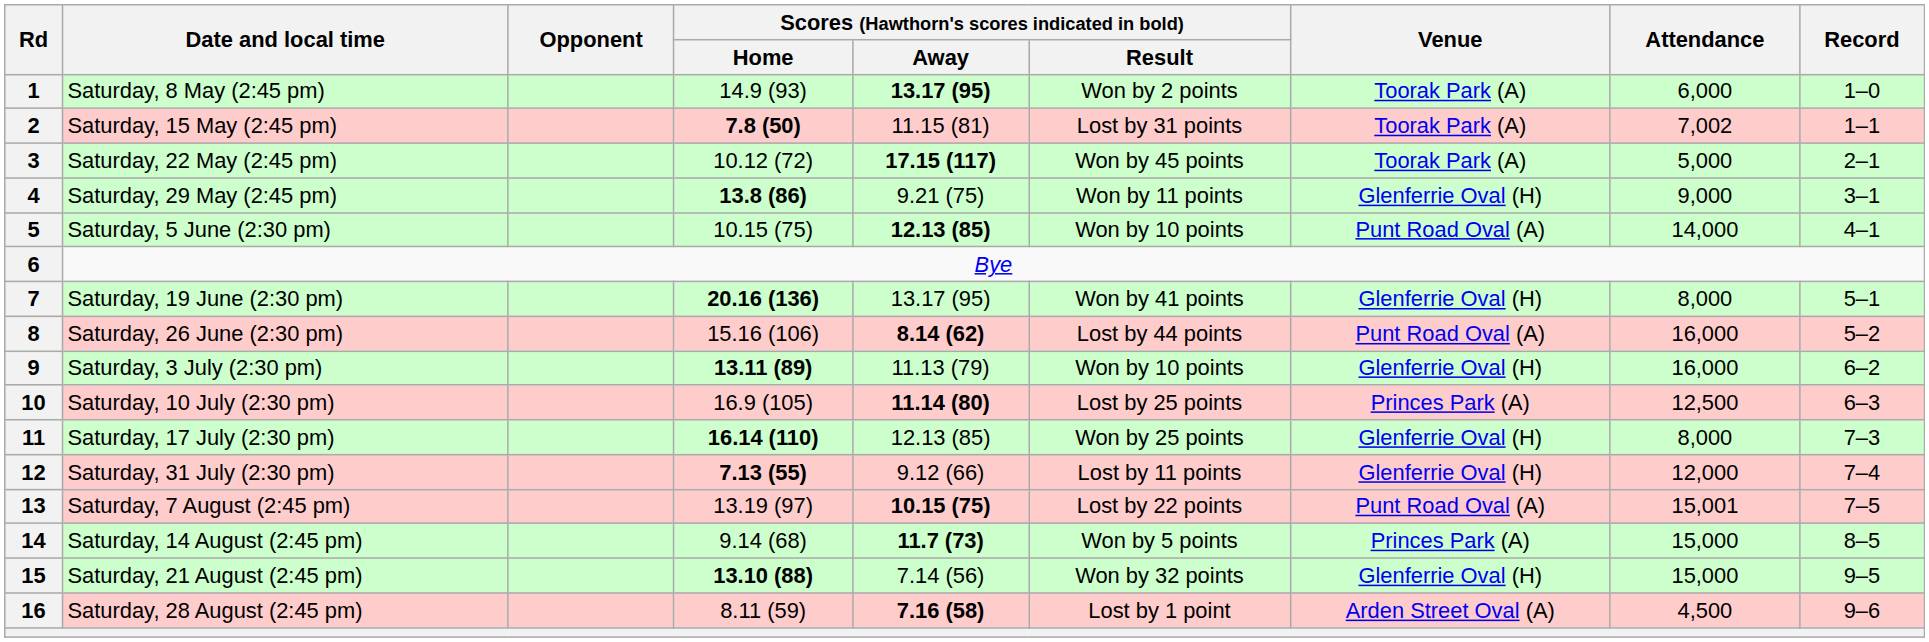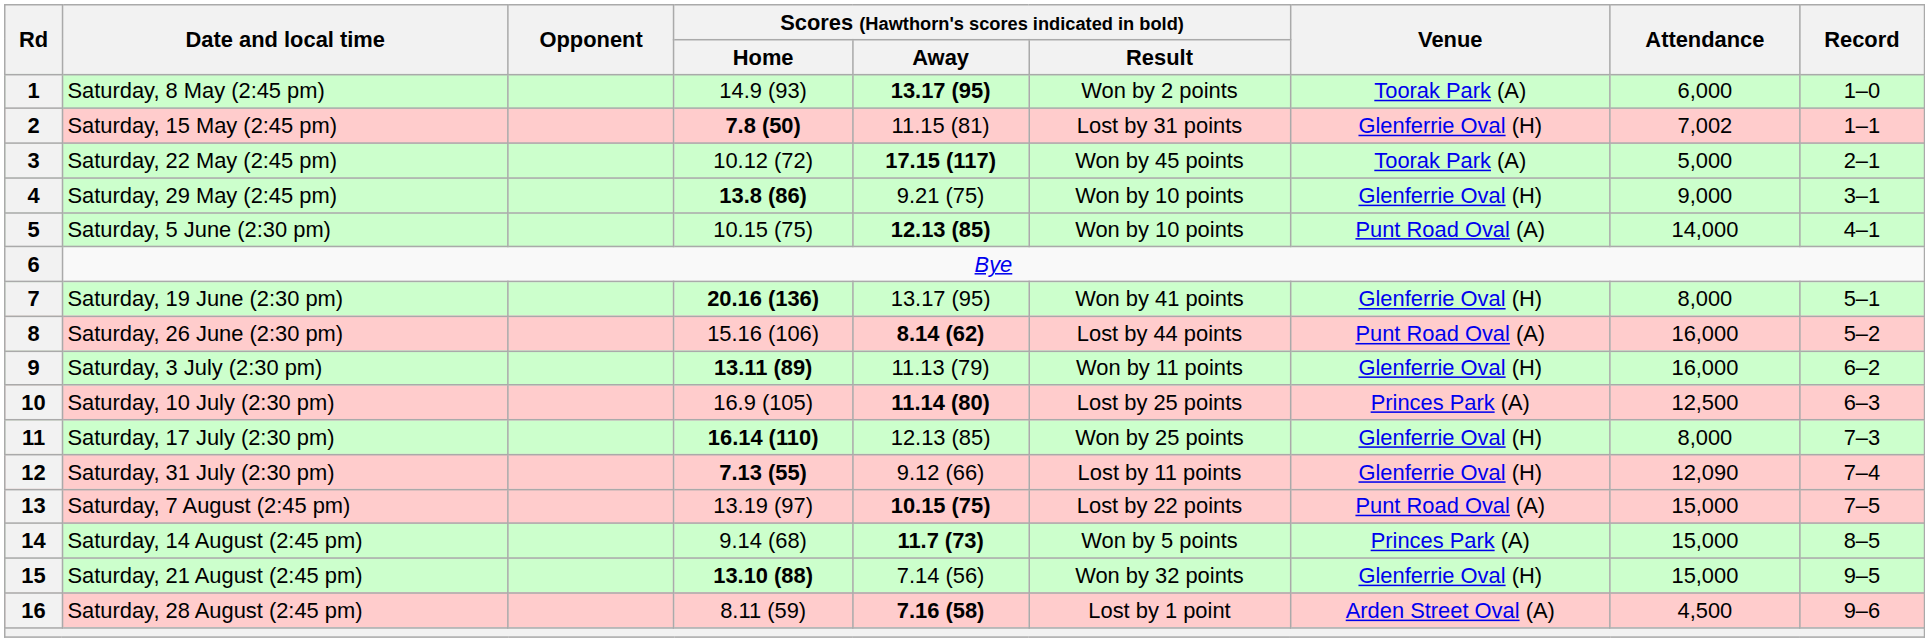(1450, 126) Toorak Park (A) -> (1450, 126) Glenferrie Oval (H)
(1160, 195) Won by 11 points -> (1160, 195) Won by 10 points
(1160, 368) Won by 10 points -> (1160, 368) Won by 11 points
(1705, 472) 12,000 -> (1705, 472) 12,090
(1705, 507) 15,001 -> (1705, 507) 15,000
